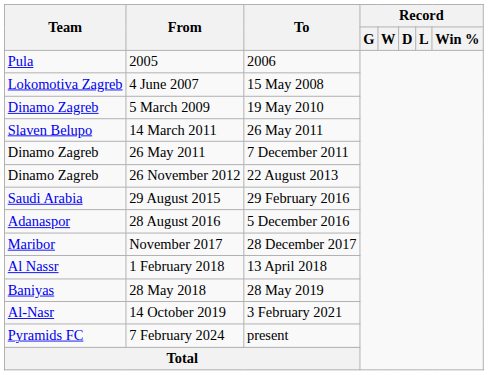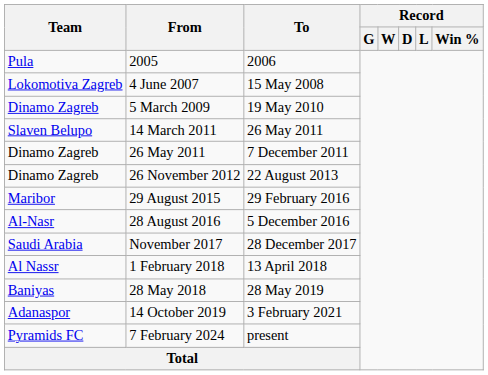(45, 198) Saudi Arabia -> (31, 198) Maribor
(39, 221) Adanaspor -> (31, 221) Al-Nasr
(31, 244) Maribor -> (45, 244) Saudi Arabia
(31, 312) Al-Nasr -> (39, 312) Adanaspor
